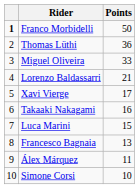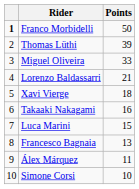(127, 45) 36 -> (127, 45) 39
(127, 94) 17 -> (127, 94) 18
